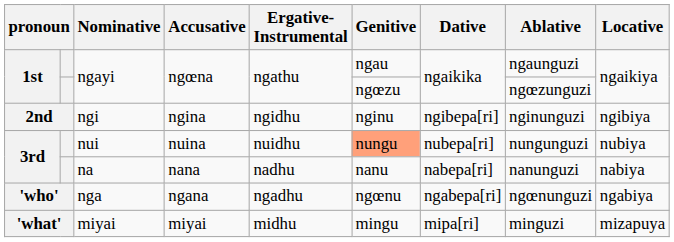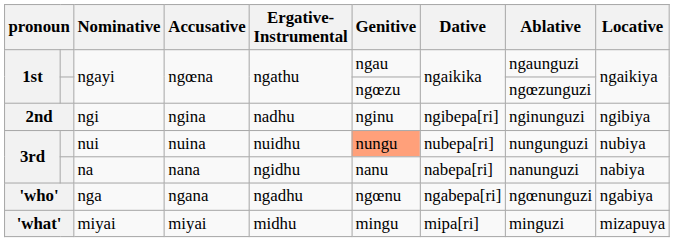(277, 116) ngidhu -> (274, 116) nadhu
(274, 169) nadhu -> (277, 169) ngidhu
